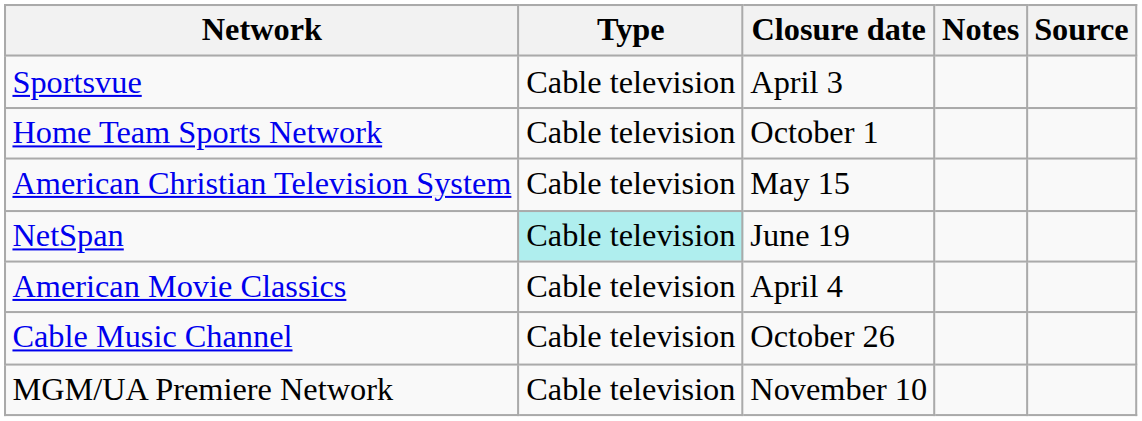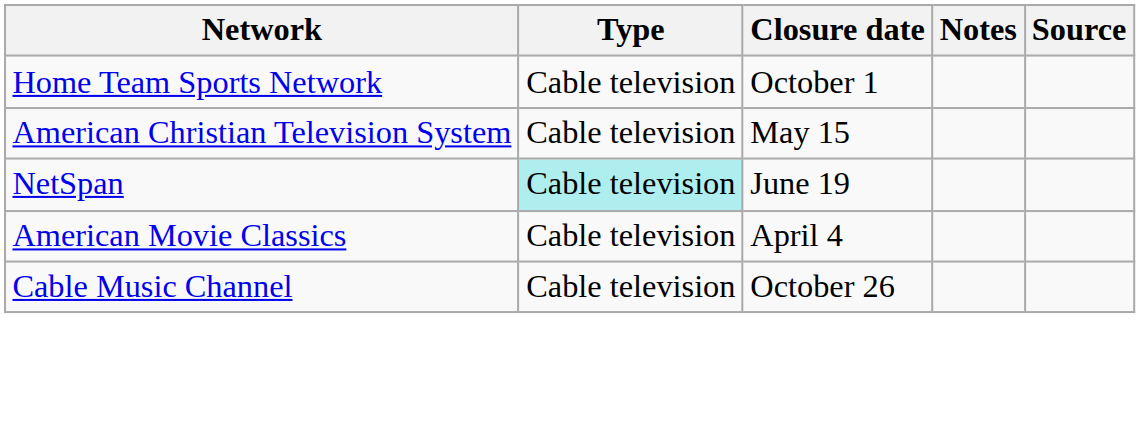- row: (77, 81)
- row: (203, 388)
